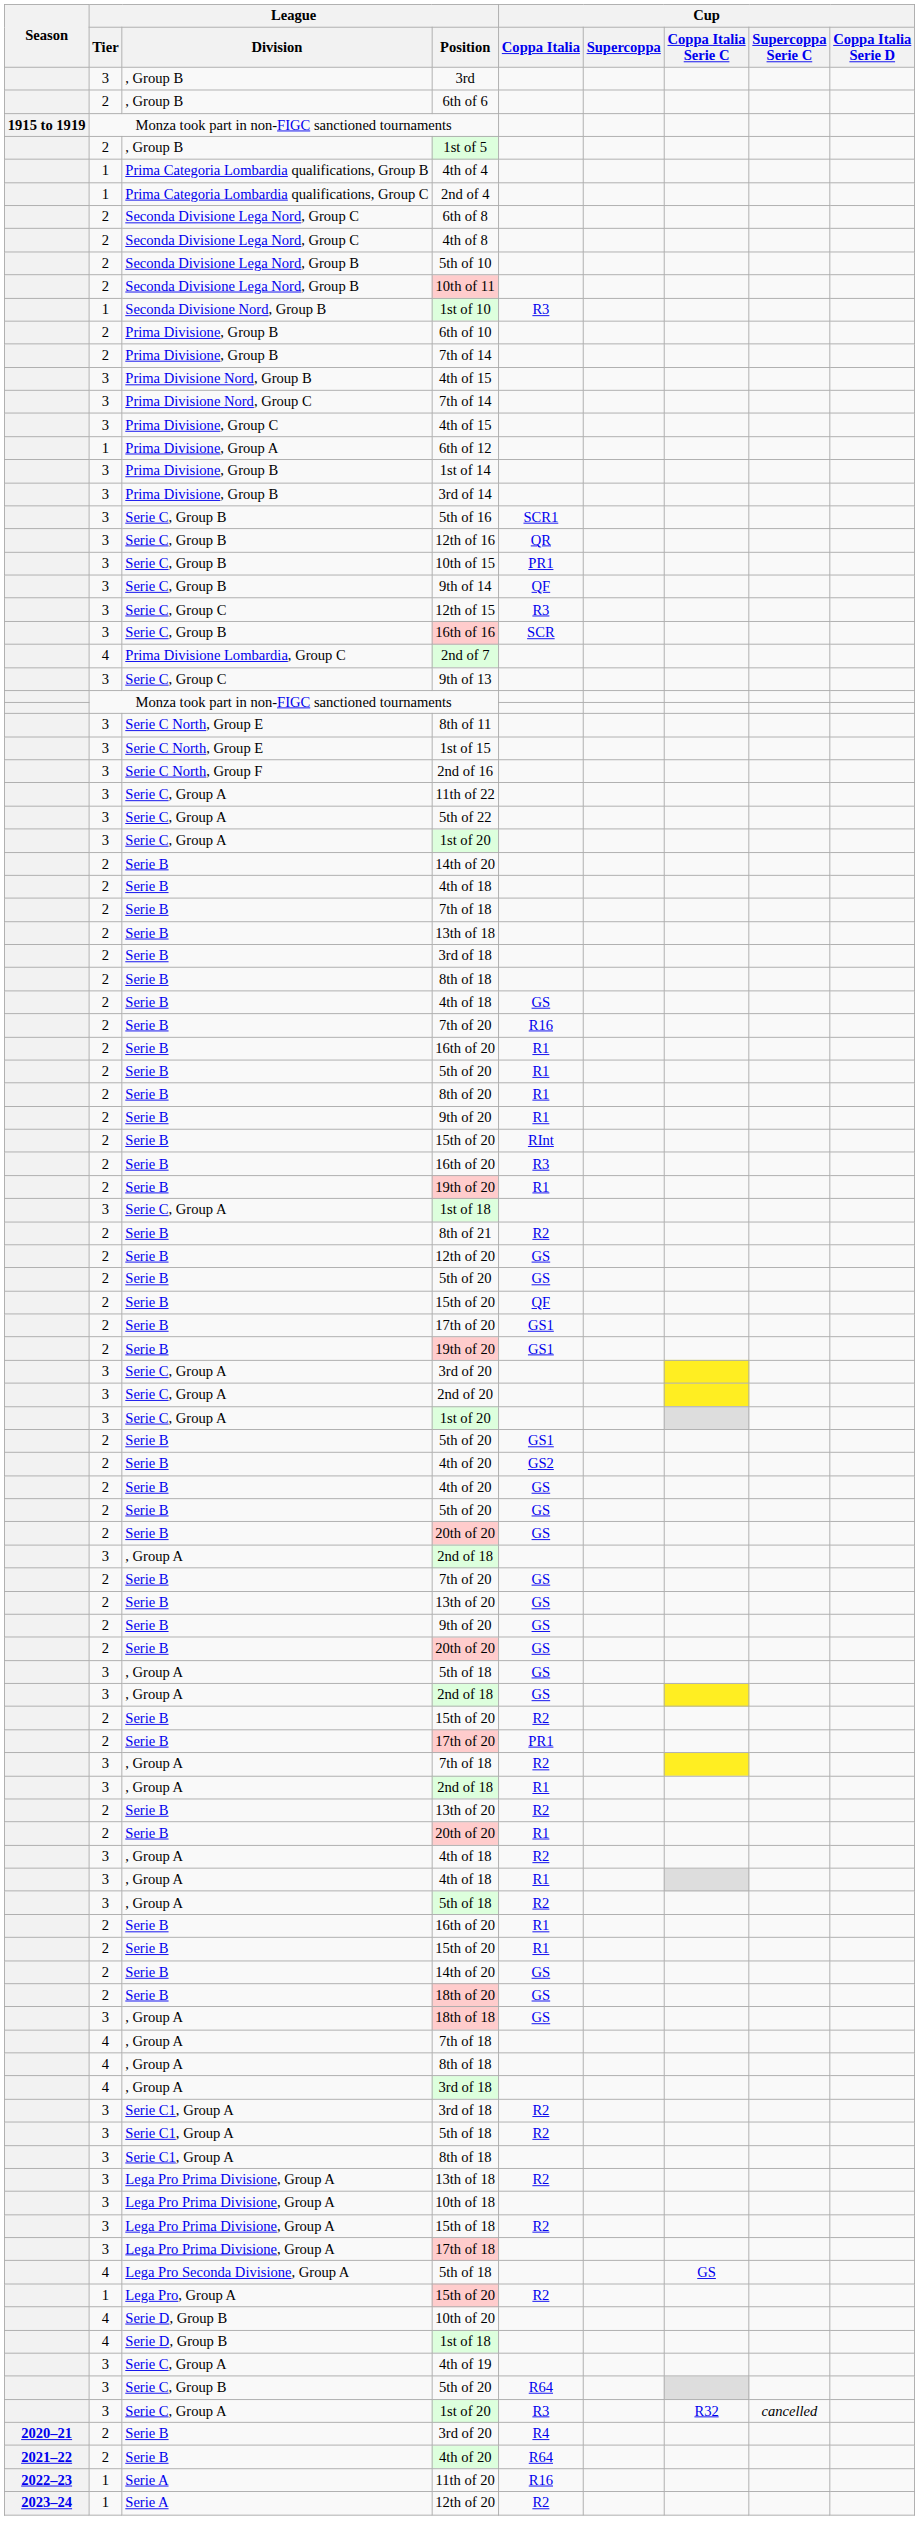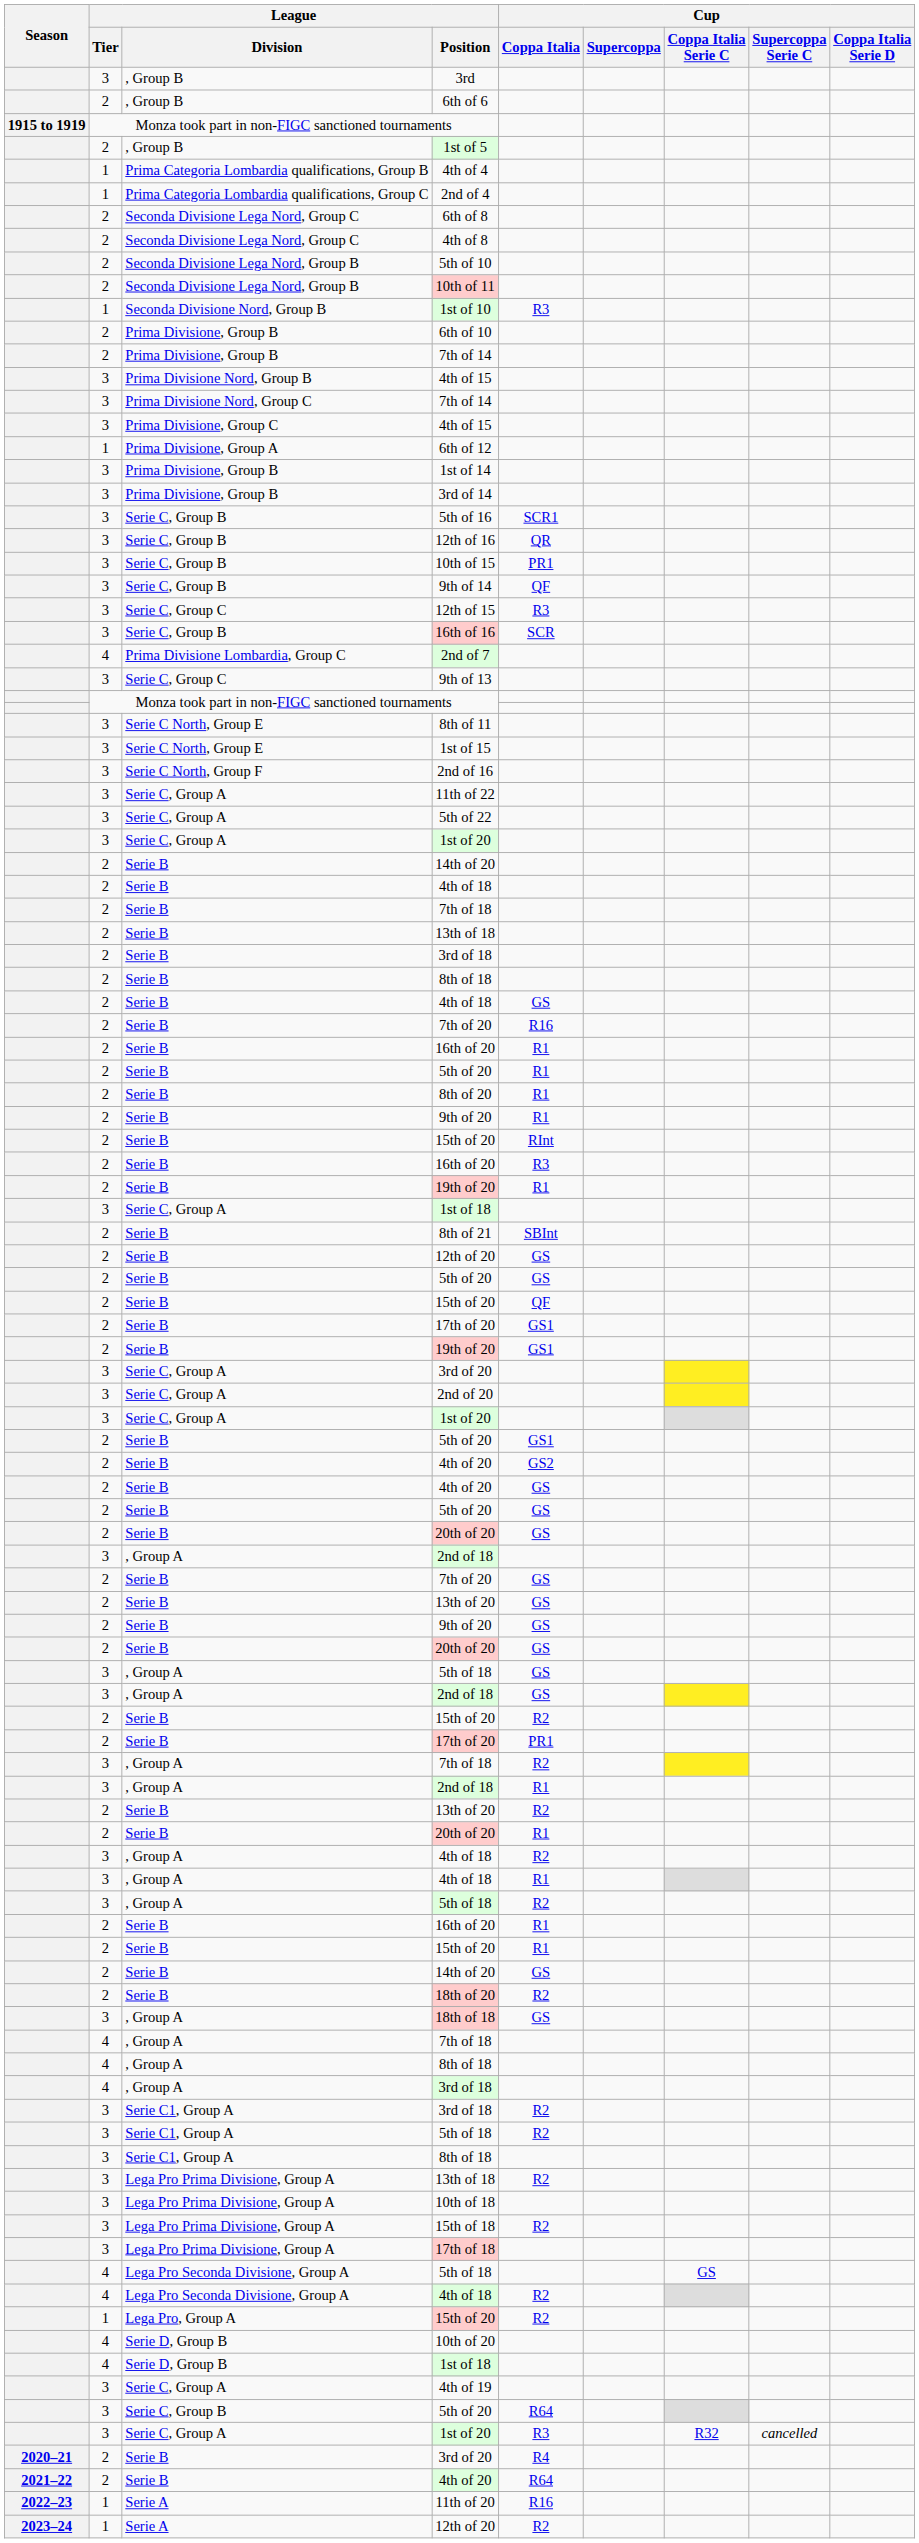(541, 1233) R2 -> (541, 1233) SBInt
(541, 1995) GS -> (541, 1995) R2
+ row: (237, 2295)
